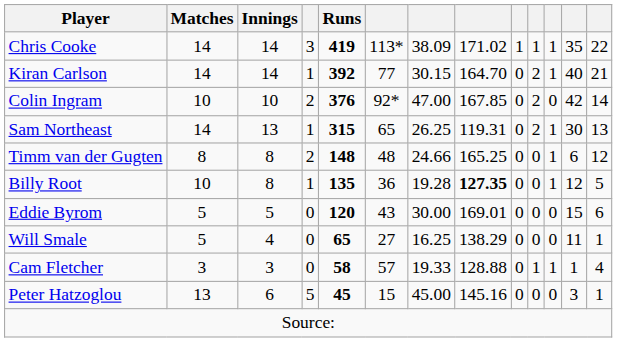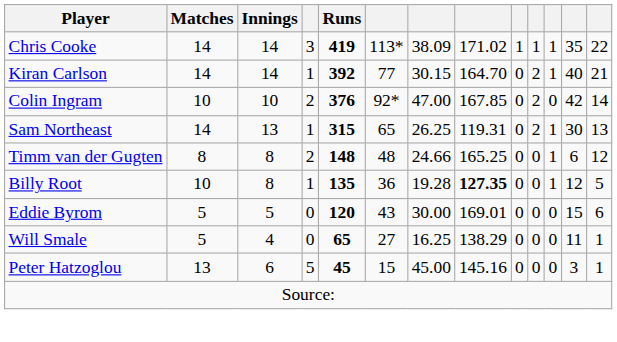- row: (56, 267)
